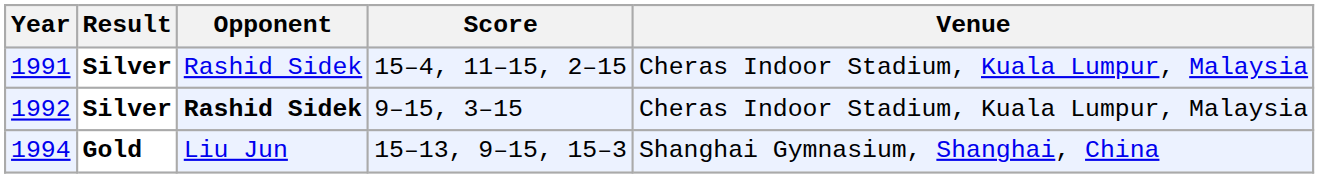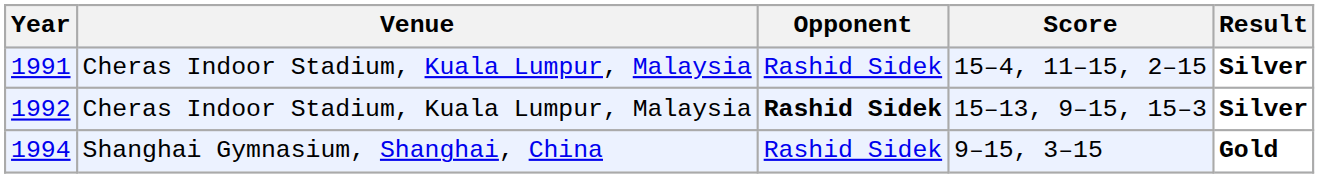columns swapped: (974, 26) <-> (127, 26)
(449, 109) 9–15, 3–15 -> (1081, 109) 15–13, 9–15, 15–3
(236, 151) Liu Jun -> (853, 151) Rashid Sidek
(501, 151) 15–13, 9–15, 15–3 -> (1028, 151) 9–15, 3–15
